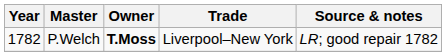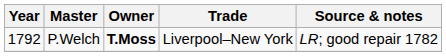(24, 39) 1782 -> (24, 39) 1792
